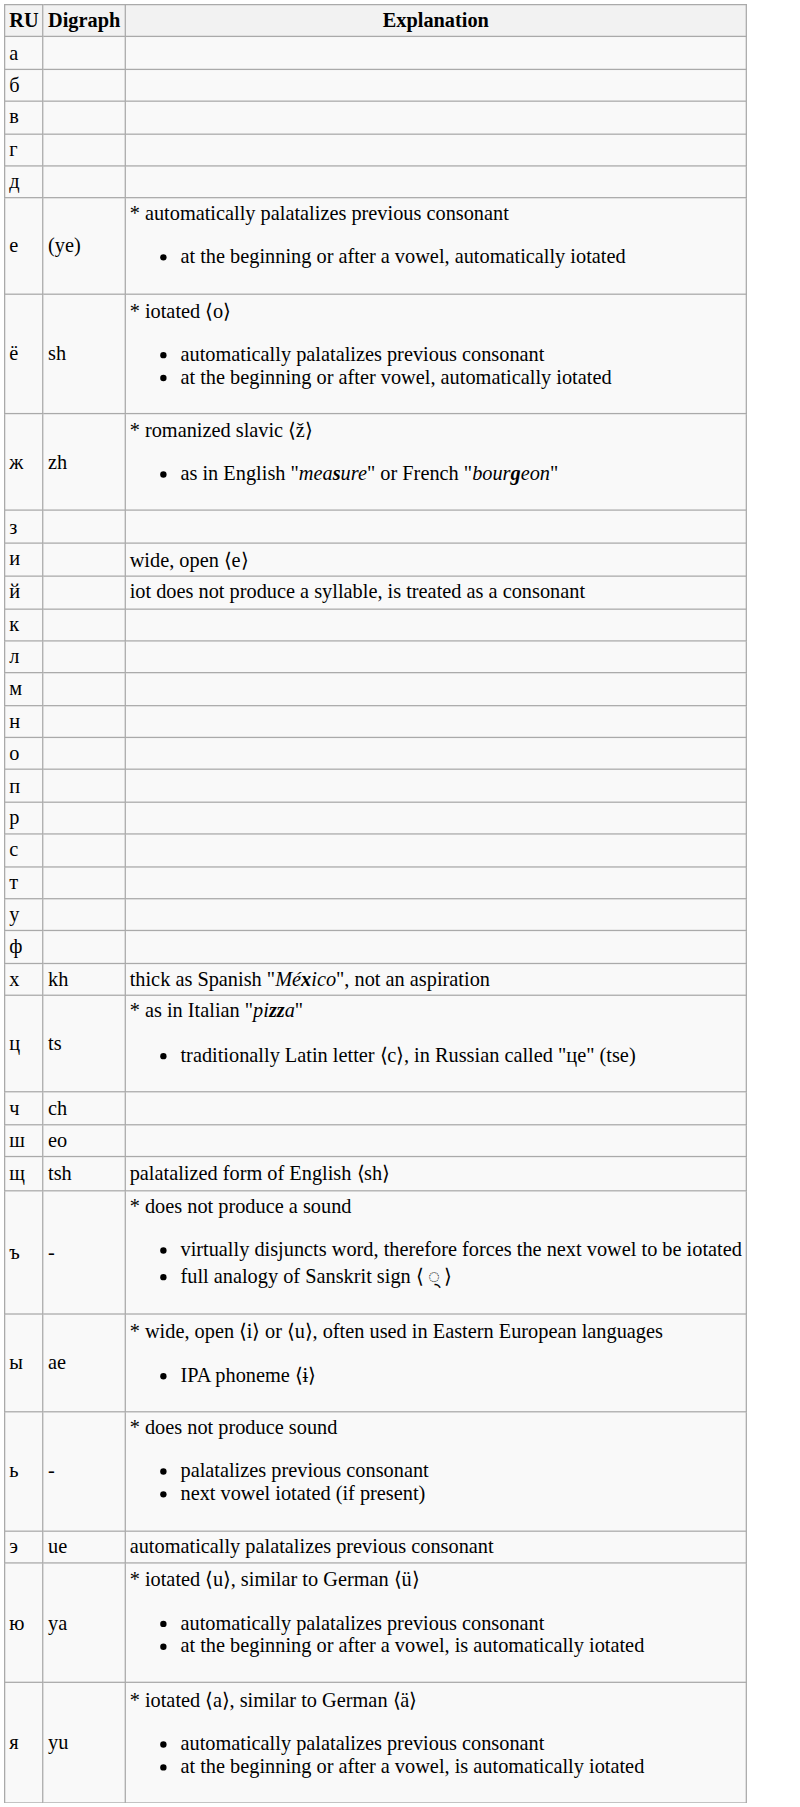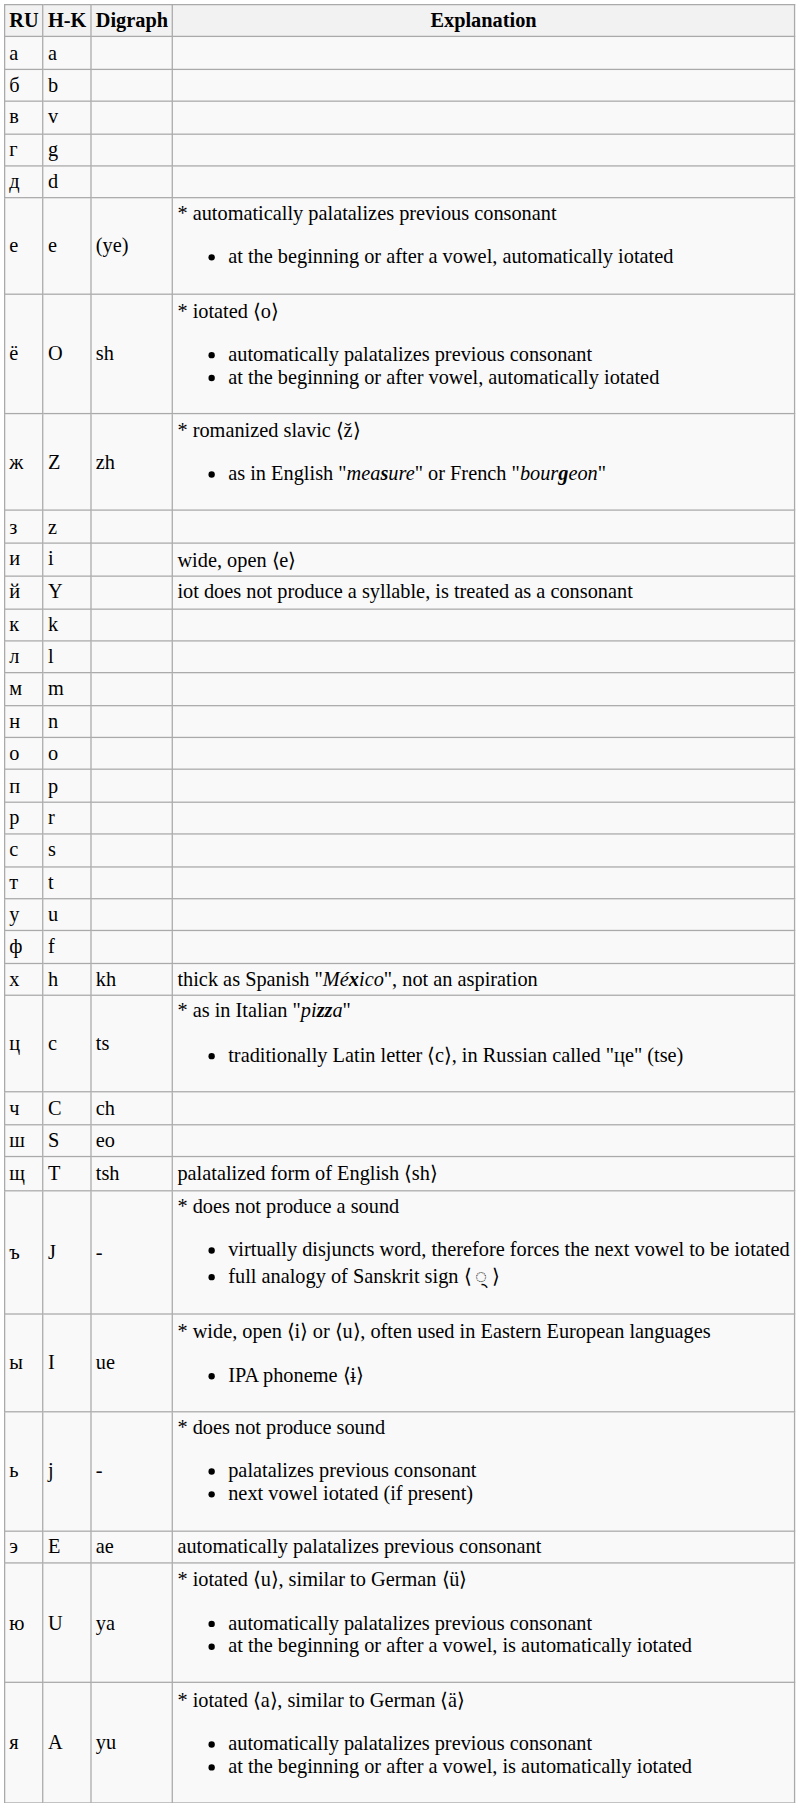+ column: (67, 20)
(57, 1362) ae -> (105, 1362) ue
(58, 1546) ue -> (105, 1546) ae
